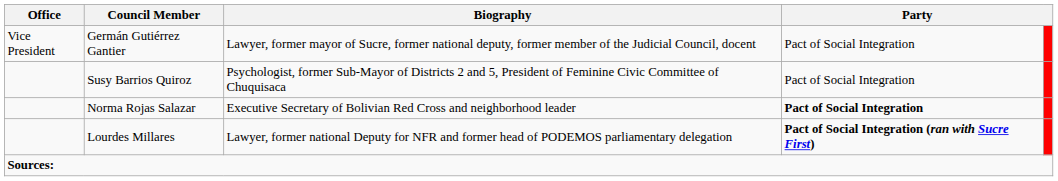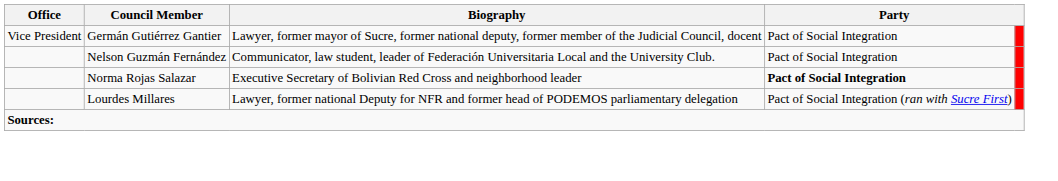+ row: (157, 57)
- row: (139, 79)
(897, 137) bold -> (890, 99) normal
